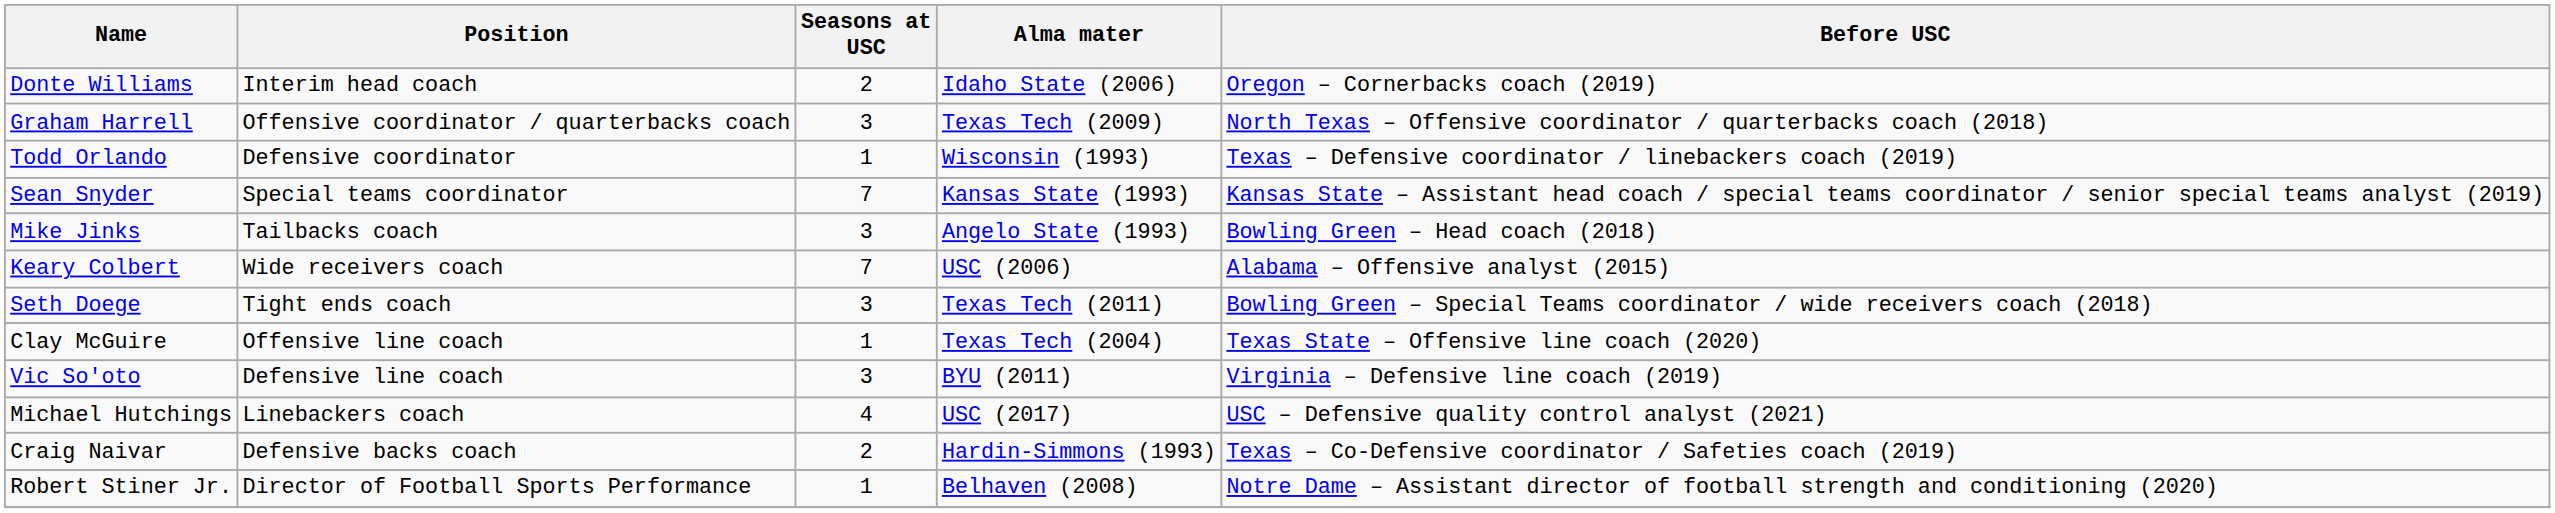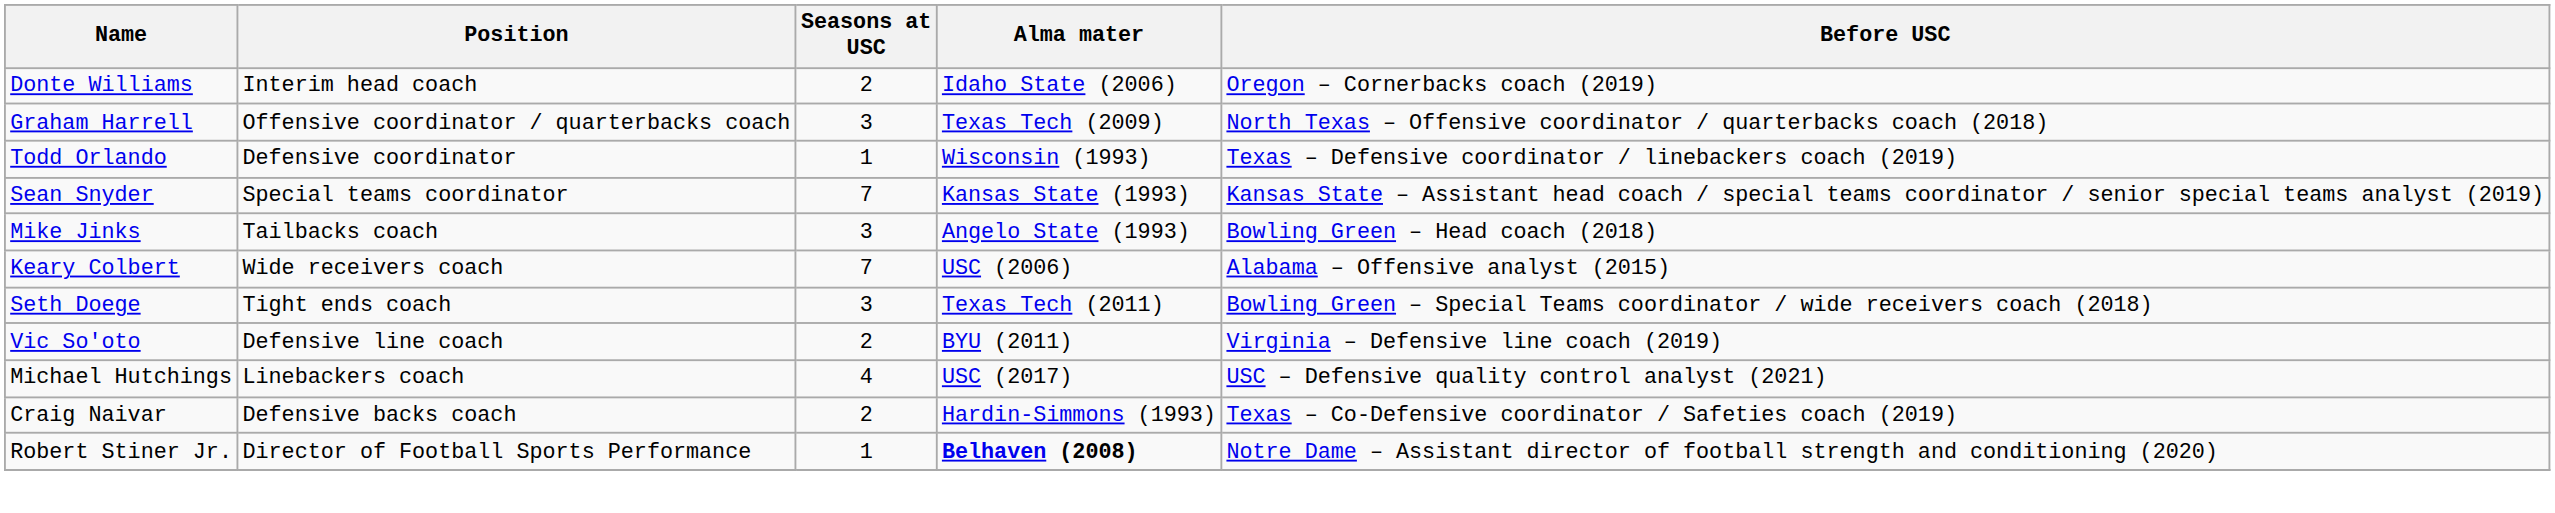- row: (88, 341)
(866, 378) 3 -> (866, 341) 2
(1040, 488) normal -> (1040, 451) bold
